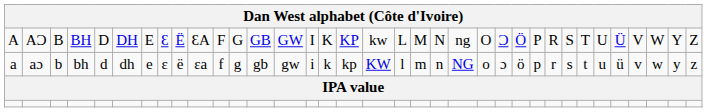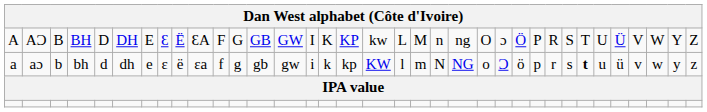(440, 40) N -> (440, 40) n
(503, 40) Ɔ -> (503, 40) ɔ
(440, 64) n -> (440, 64) N
(503, 64) ɔ -> (503, 64) Ɔ
(585, 64) normal -> (585, 64) bold
